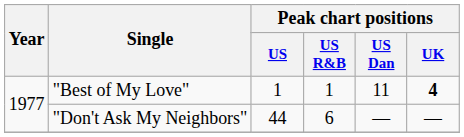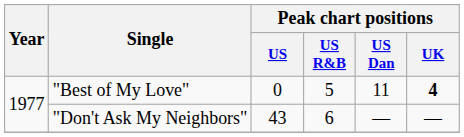(277, 90) 1 -> (277, 90) 0
(329, 90) 1 -> (329, 90) 5
(277, 118) 44 -> (277, 118) 43
